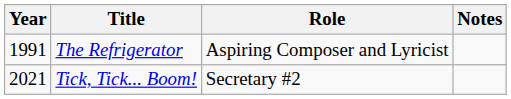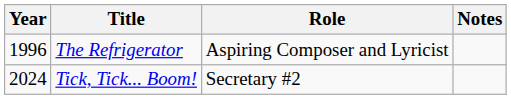(28, 49) 1991 -> (28, 49) 1996
(28, 79) 2021 -> (28, 79) 2024
